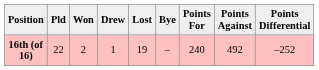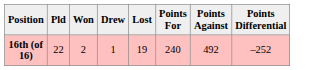- column: (167, 19)
